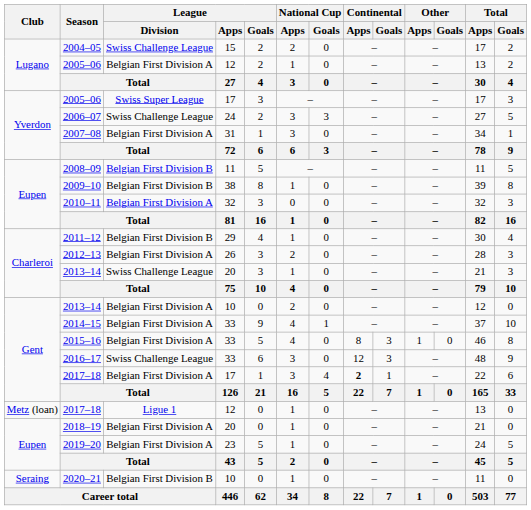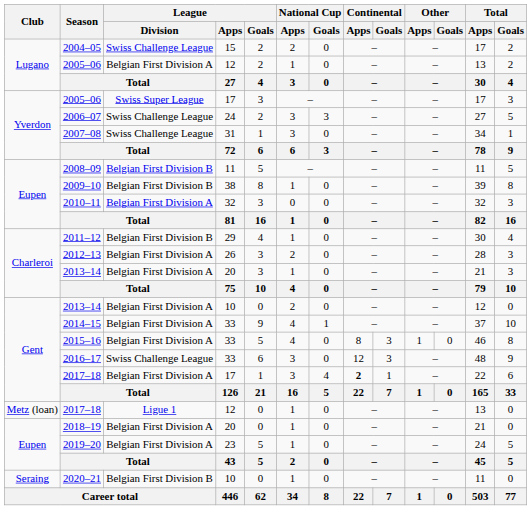(159, 133) Belgian First Division A -> (159, 133) Swiss Challenge League
(159, 271) Swiss Challenge League -> (159, 271) Belgian First Division A
